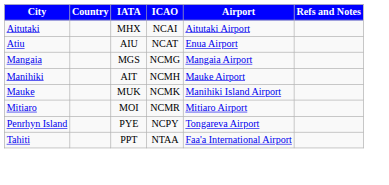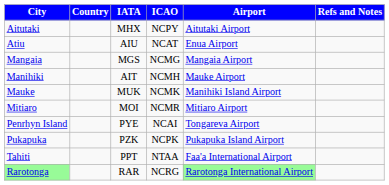(165, 28) NCAI -> (165, 28) NCPY
(165, 124) NCPY -> (165, 124) NCAI
+ row: (27, 140)
+ row: (28, 172)
